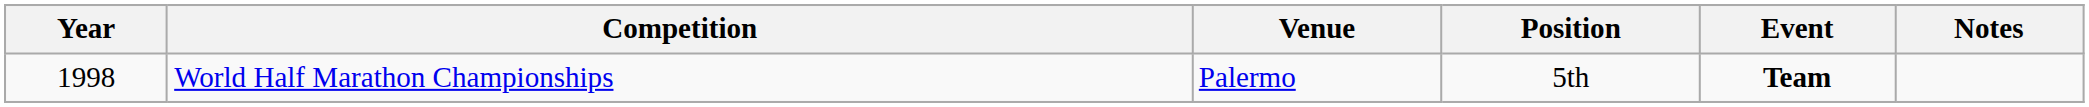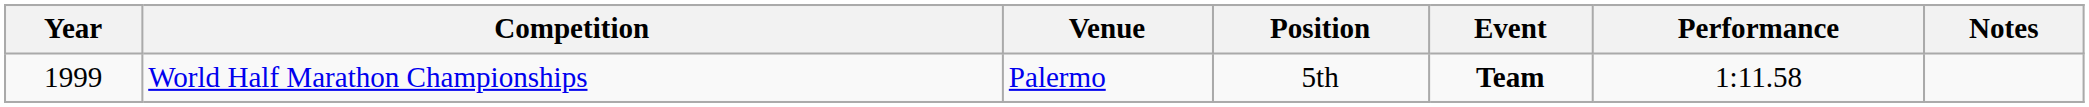+ column: (1759, 28)
(86, 76) 1998 -> (73, 76) 1999
